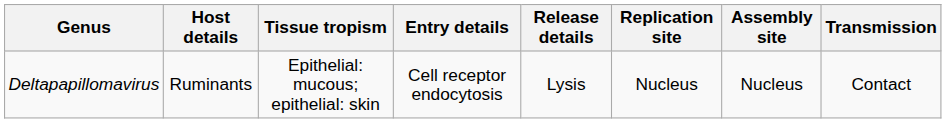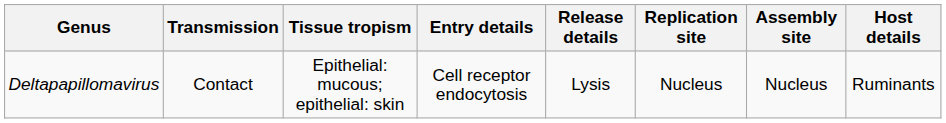columns swapped: (211, 27) <-> (881, 27)
